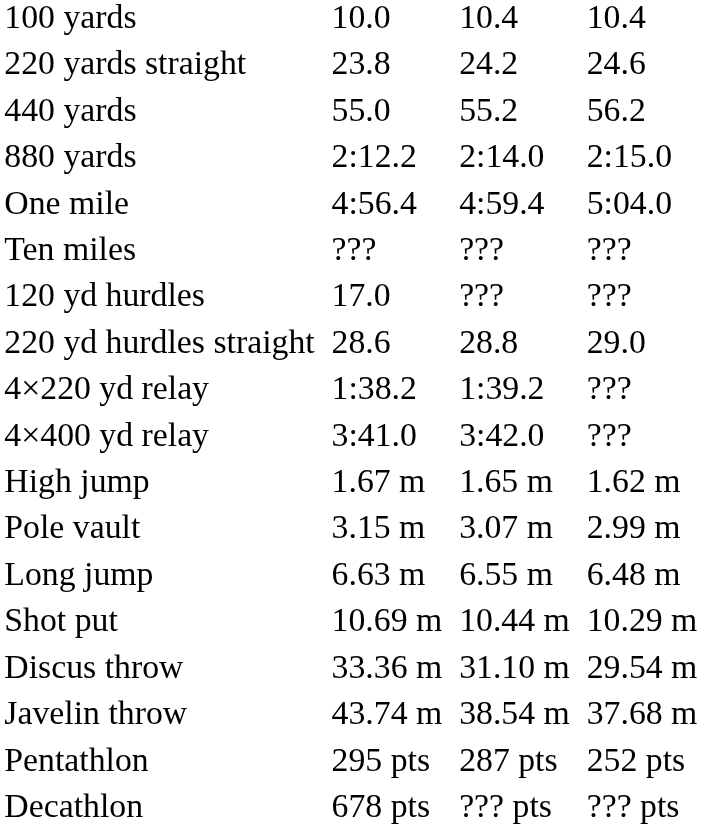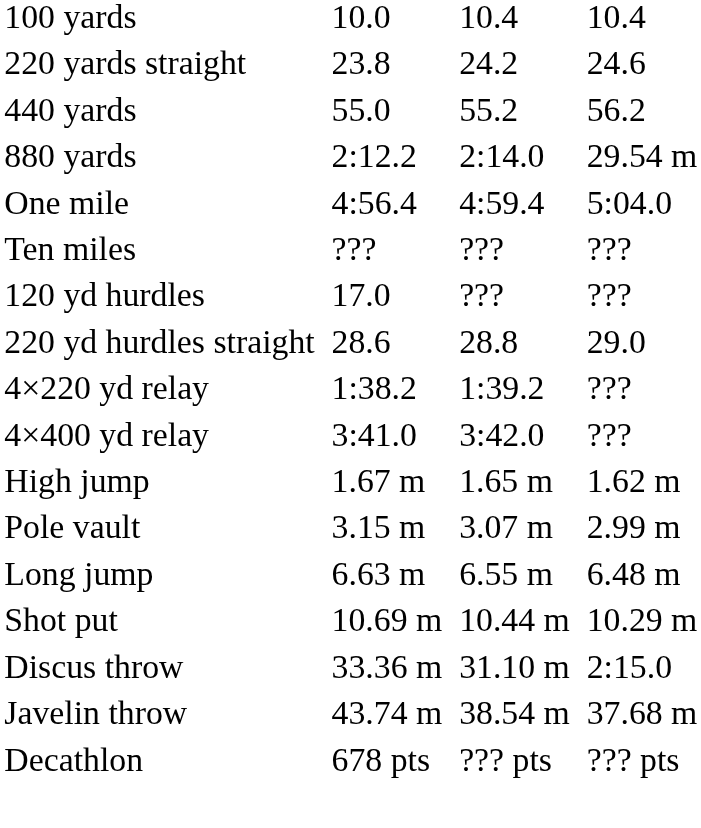(629, 156) 2:15.0 -> (642, 156) 29.54 m
(642, 666) 29.54 m -> (629, 666) 2:15.0
- row: (77, 759)
